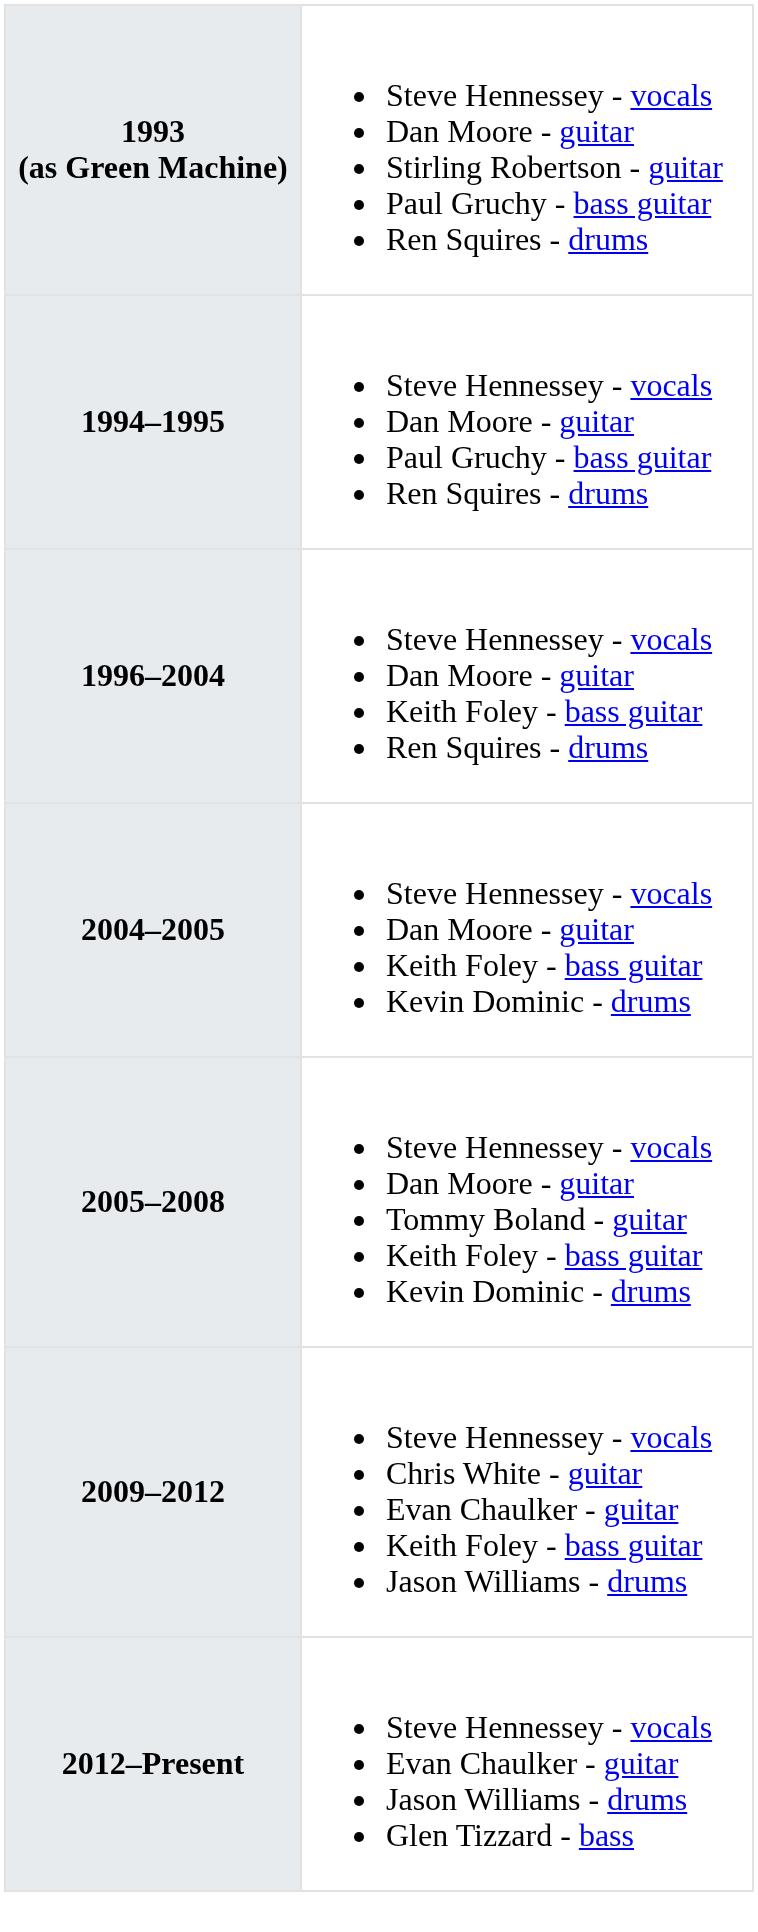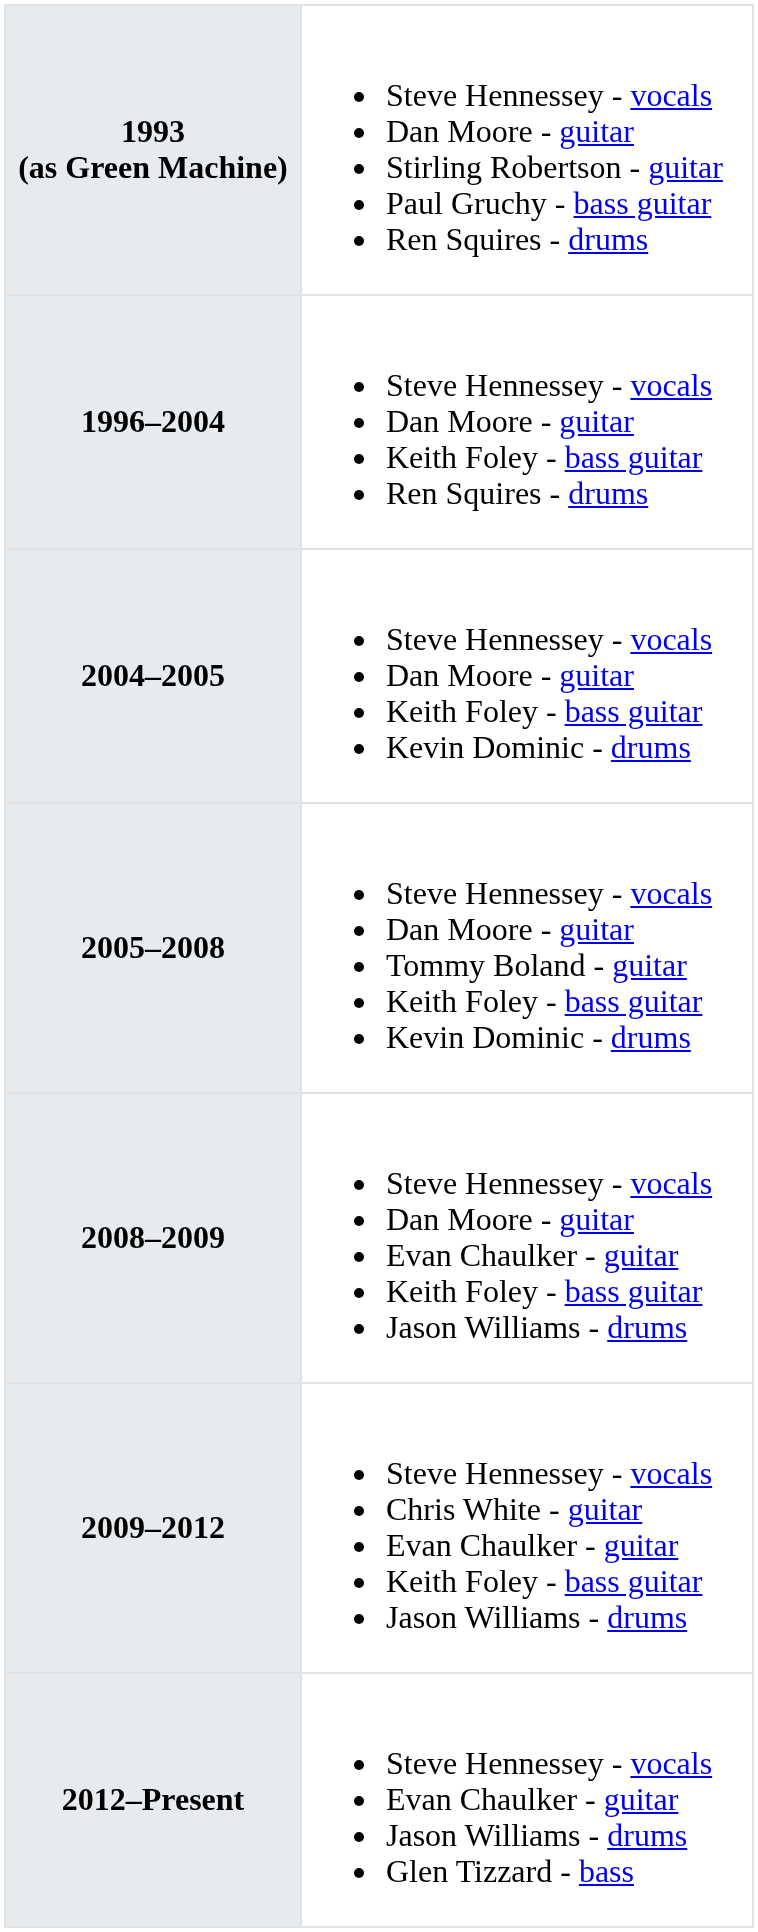- row: (153, 421)
+ row: (153, 1237)
